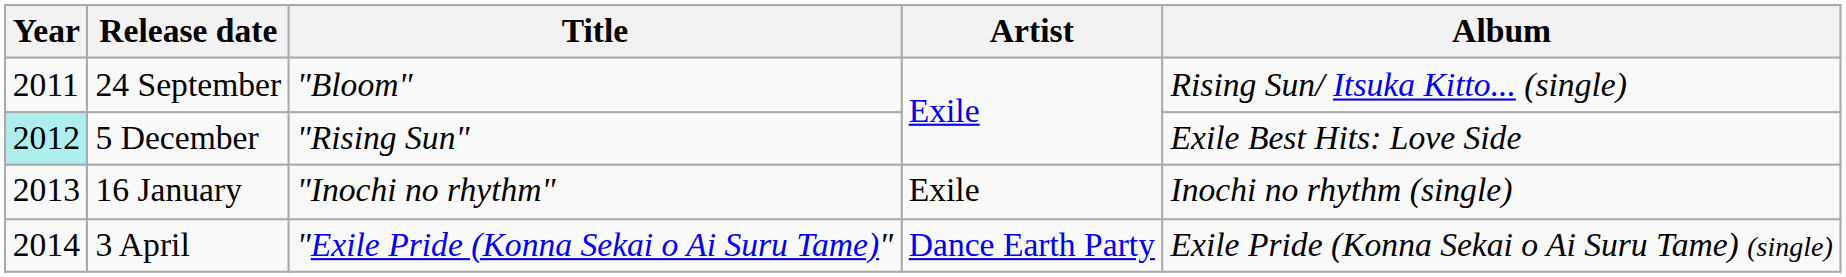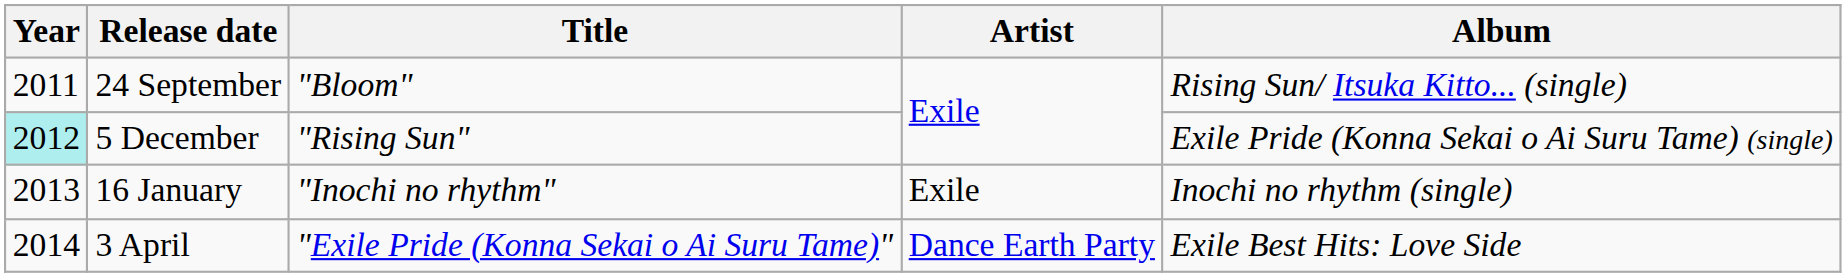(1346, 137) Exile Best Hits: Love Side -> (1502, 137) Exile Pride (Konna Sekai o Ai Suru Tame) (single)
(1502, 244) Exile Pride (Konna Sekai o Ai Suru Tame) (single) -> (1346, 244) Exile Best Hits: Love Side
